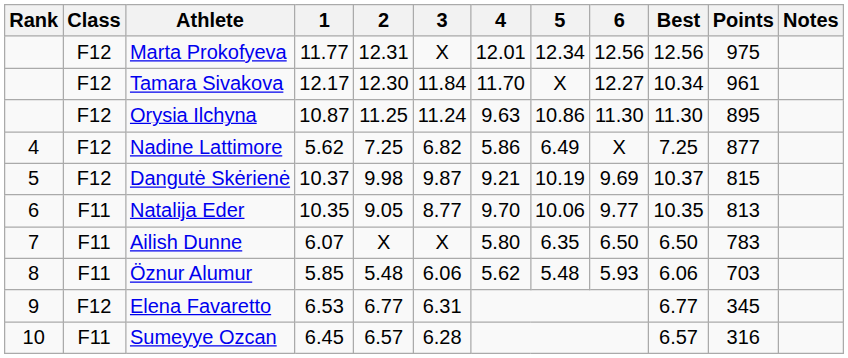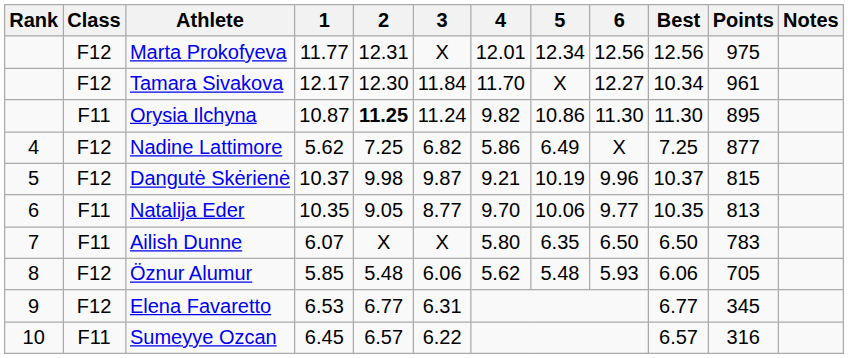(94, 115) F12 -> (94, 115) F11
(384, 115) normal -> (384, 115) bold
(501, 115) 9.63 -> (501, 115) 9.82
(619, 178) 9.69 -> (619, 178) 9.96
(94, 274) F11 -> (94, 274) F12
(743, 274) 703 -> (743, 274) 705
(442, 337) 6.28 -> (442, 337) 6.22
